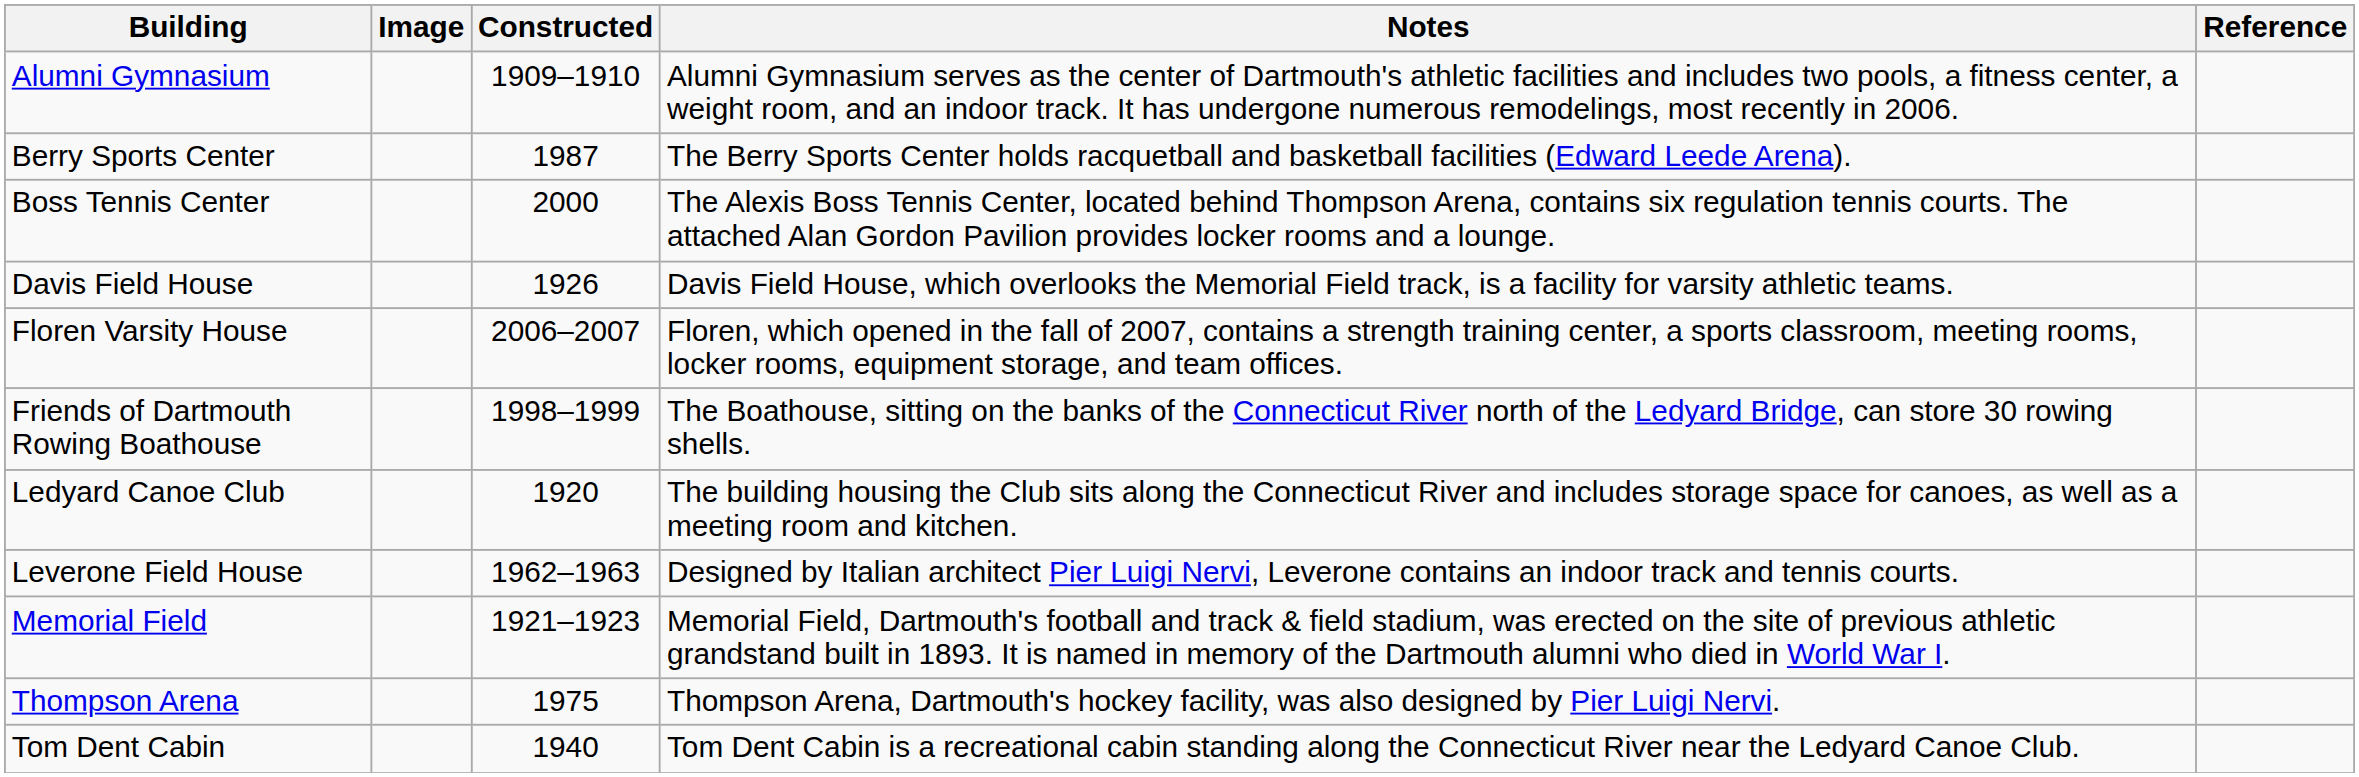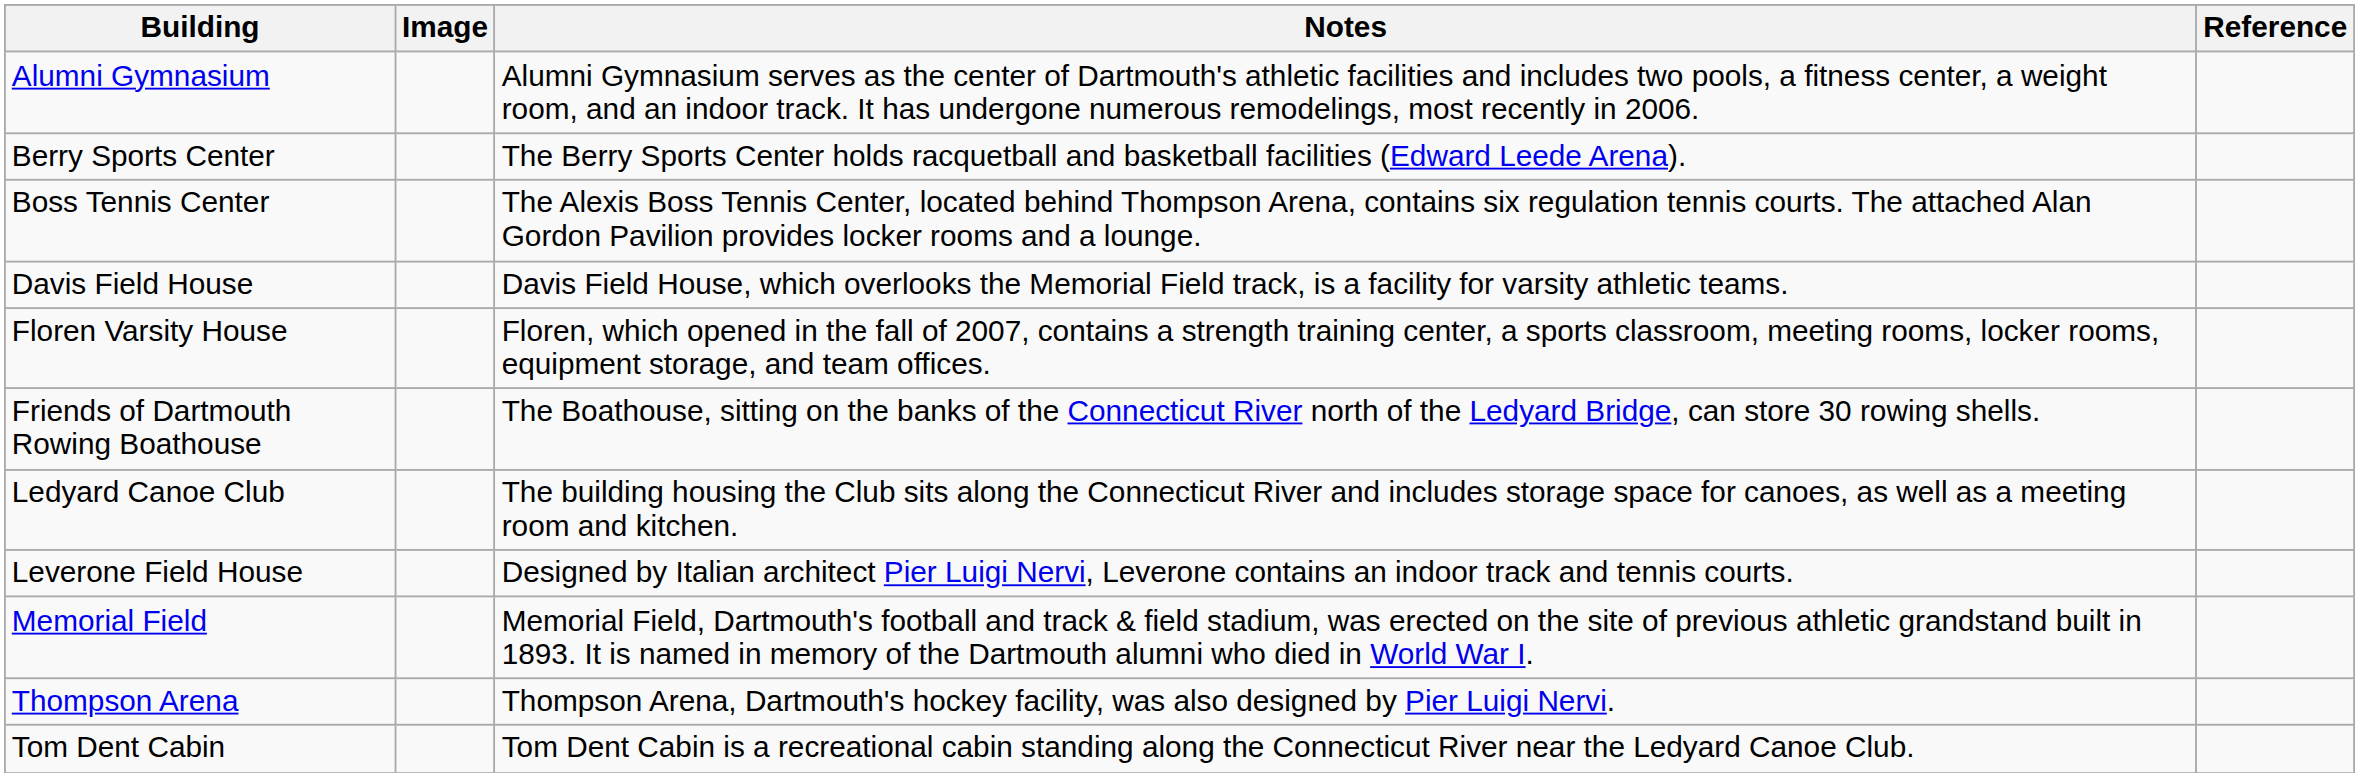- column: (566, 28)
